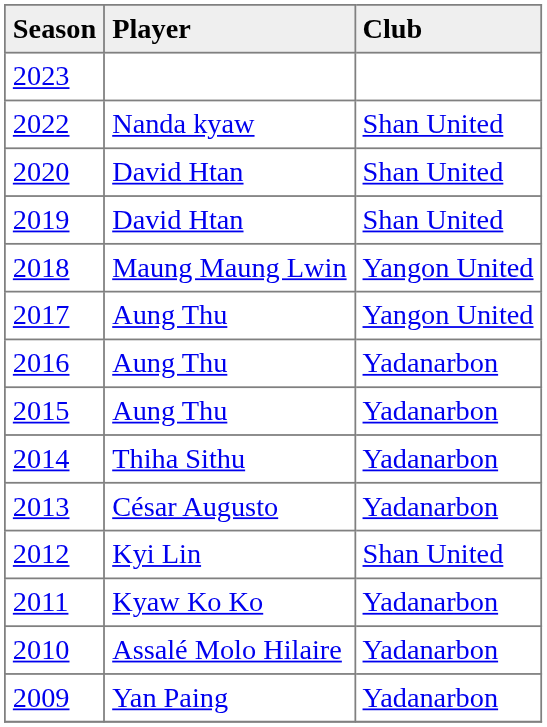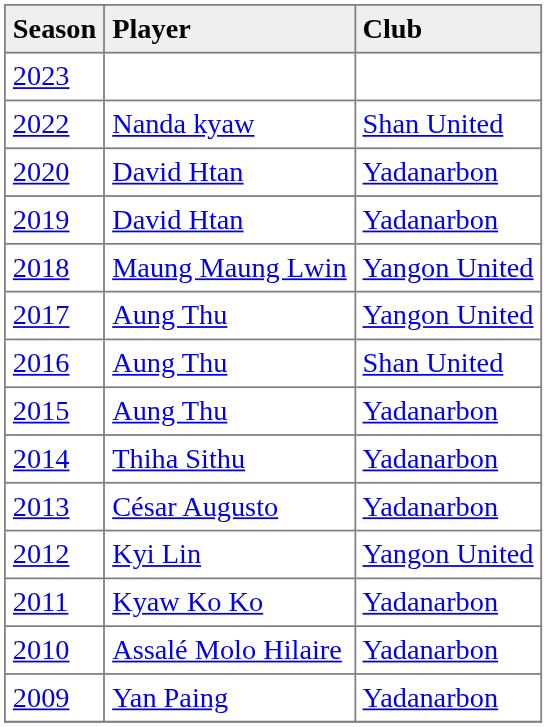(433, 171) Shan United -> (430, 171) Yadanarbon
(433, 219) Shan United -> (430, 219) Yadanarbon
(430, 362) Yadanarbon -> (433, 362) Shan United
(433, 554) Shan United -> (448, 554) Yangon United
